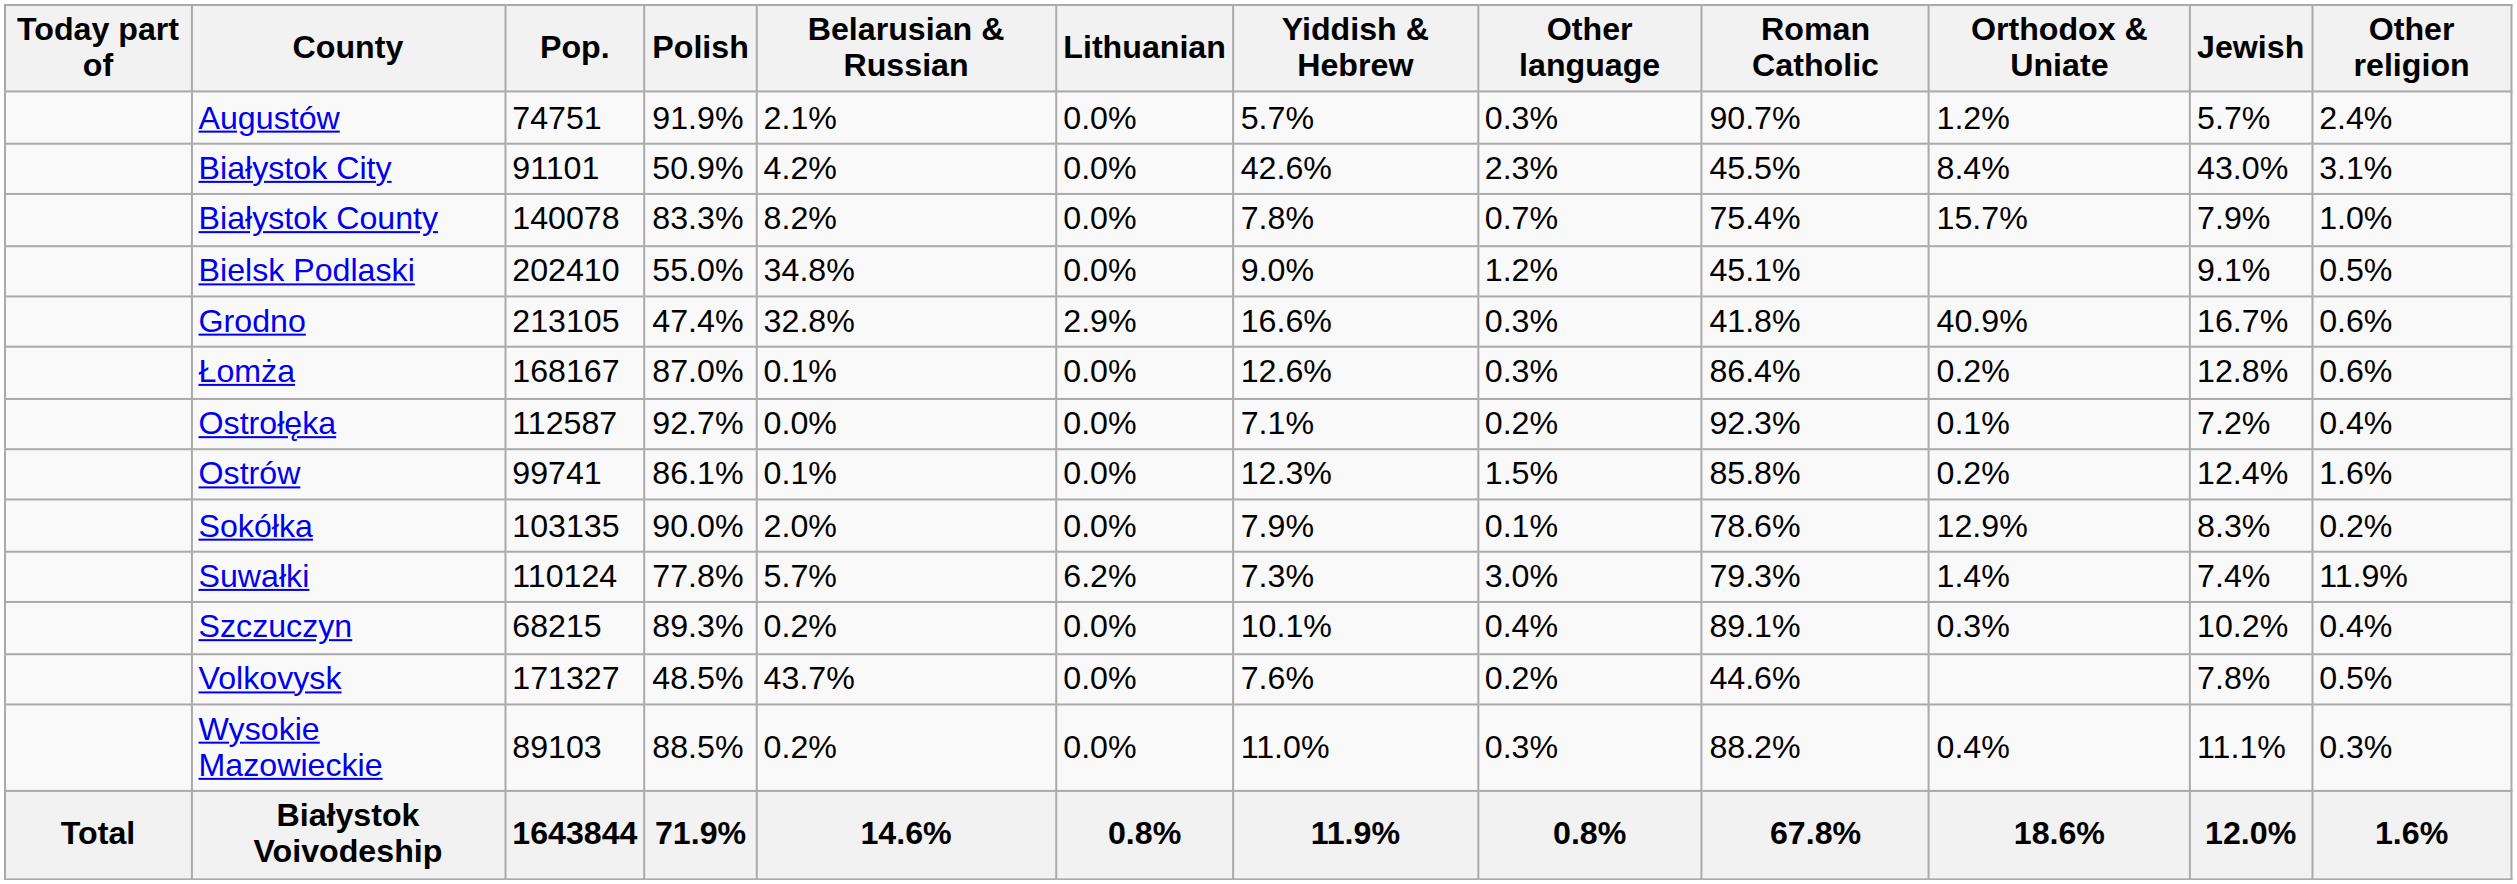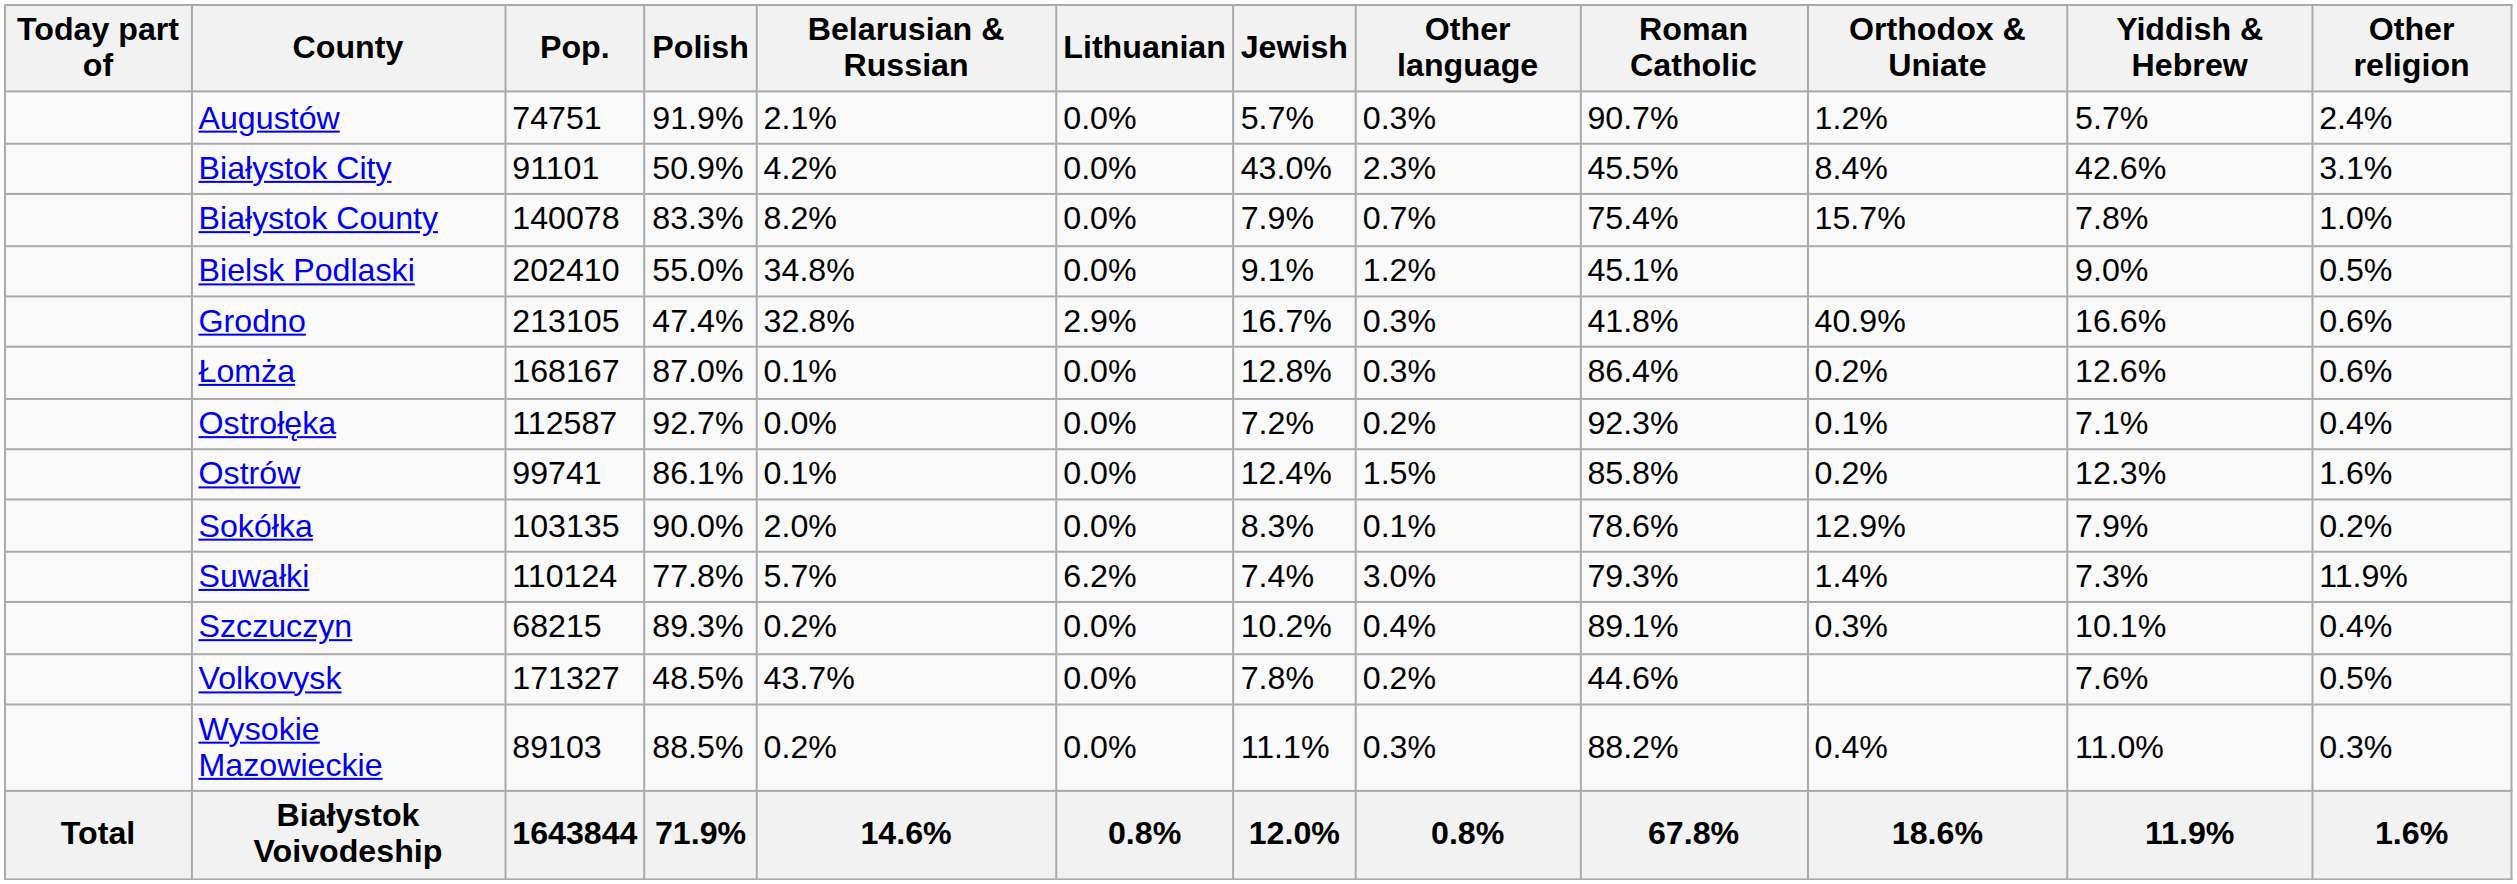columns swapped: (1355, 48) <-> (2251, 48)
